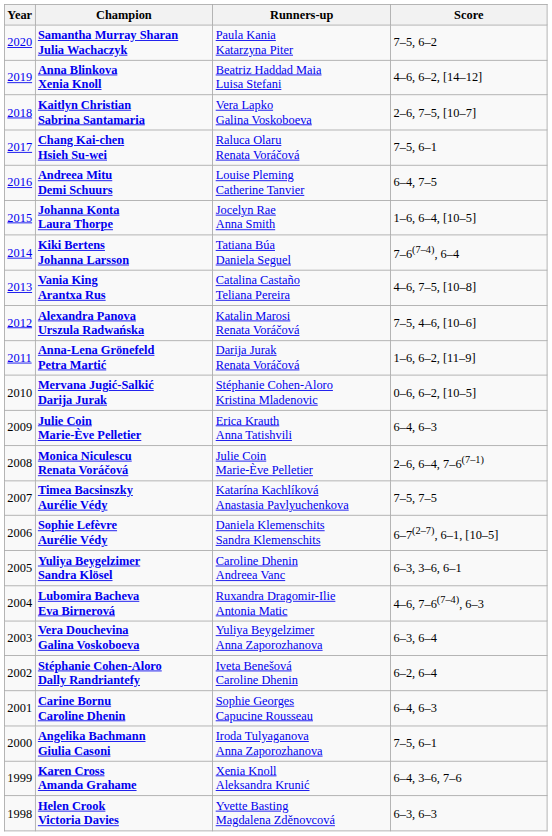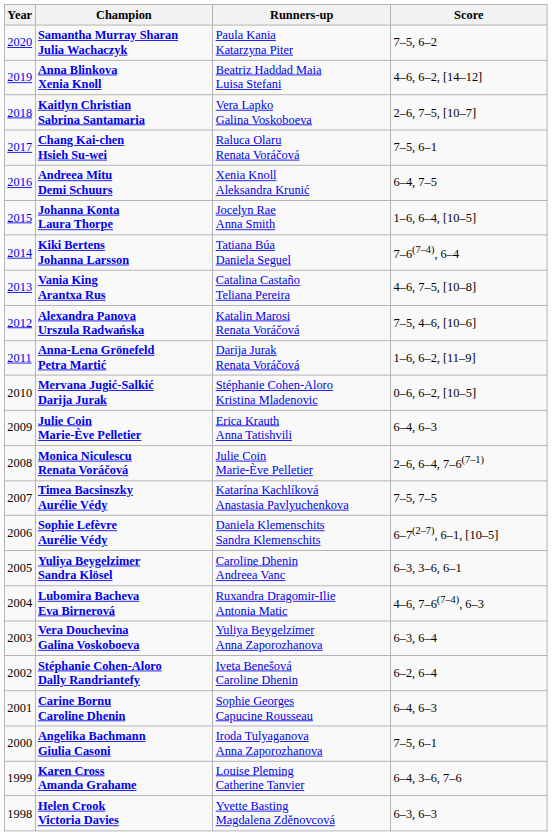(260, 183) Louise Pleming Catherine Tanvier -> (263, 183) Xenia Knoll Aleksandra Krunić
(263, 778) Xenia Knoll Aleksandra Krunić -> (260, 778) Louise Pleming Catherine Tanvier
